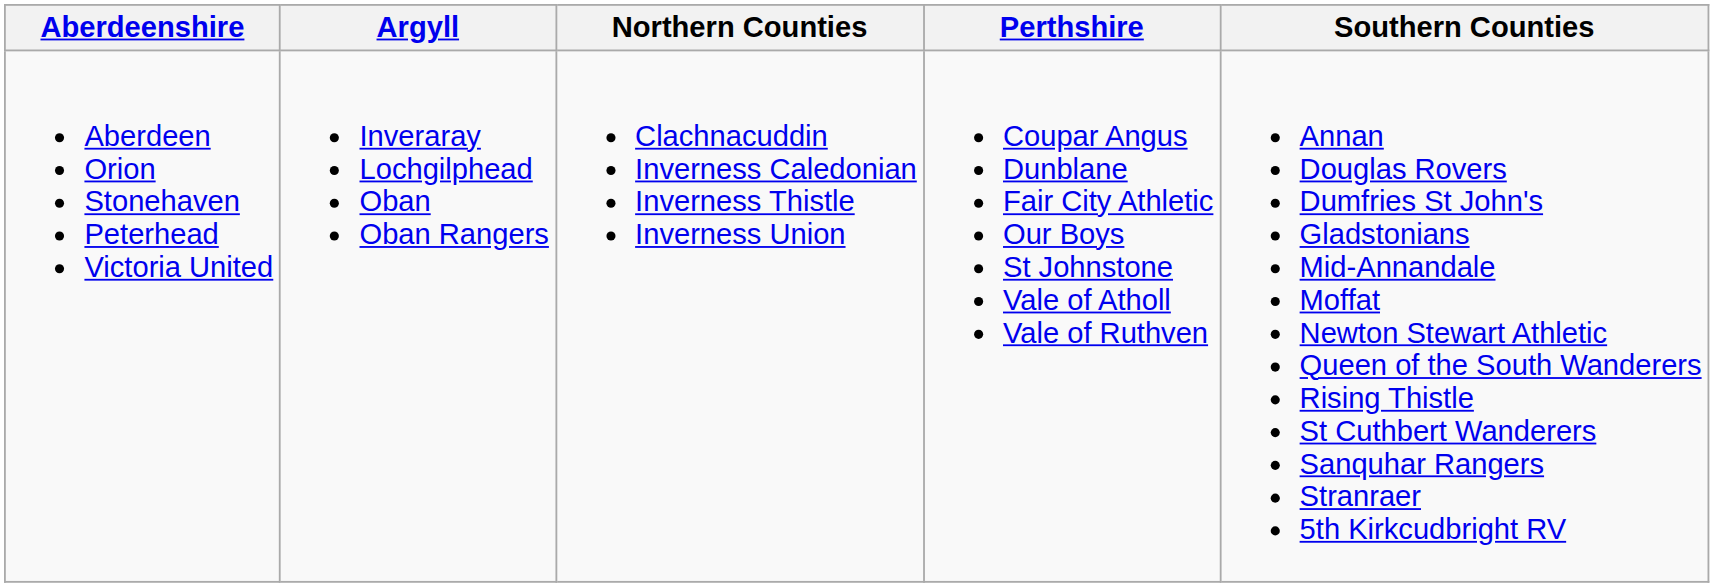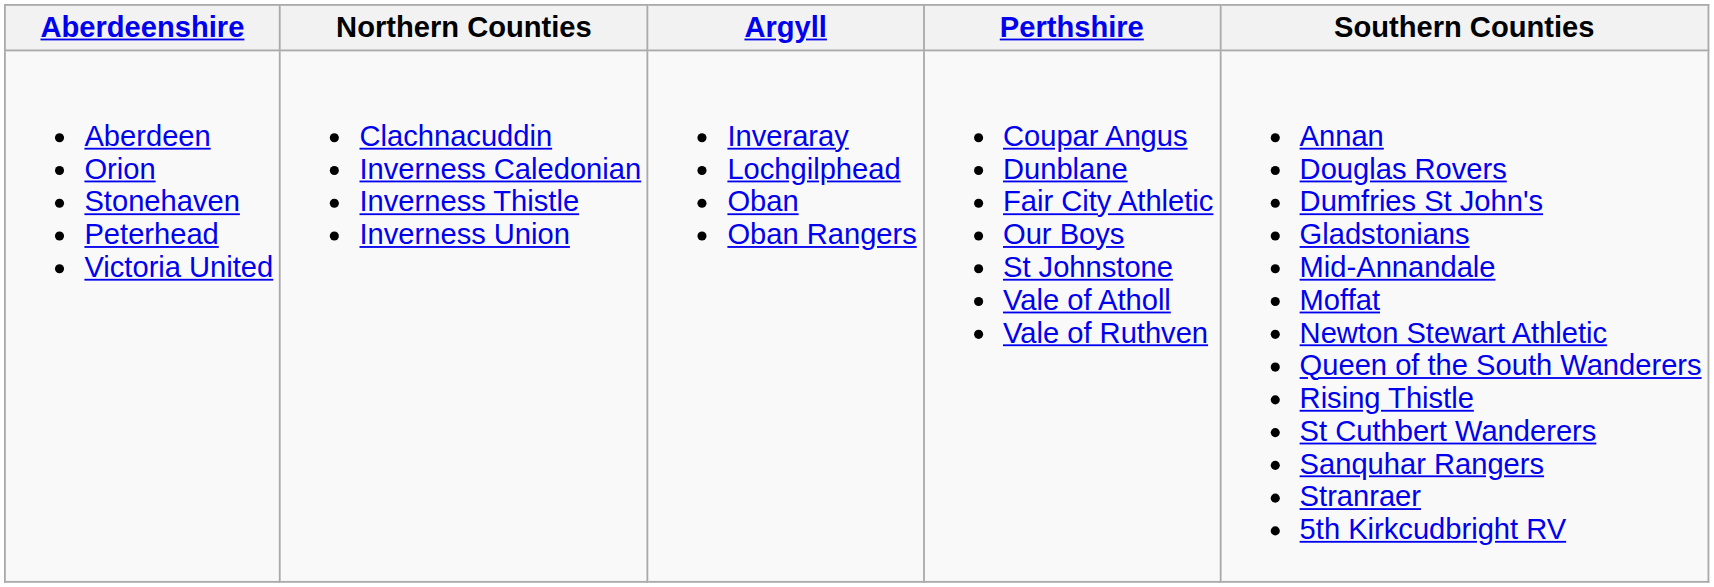columns swapped: (418, 27) <-> (740, 27)
